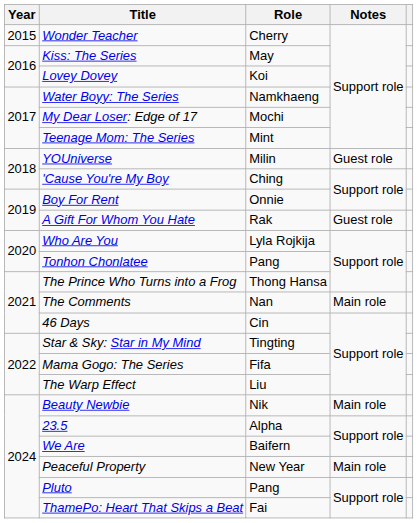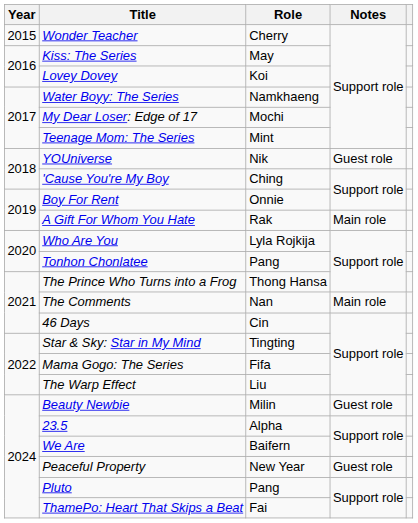(262, 158) Milin -> (259, 158) Nik
(363, 220) Guest role -> (360, 220) Main role
(259, 405) Nik -> (262, 405) Milin
(360, 405) Main role -> (363, 405) Guest role
(360, 466) Main role -> (363, 466) Guest role
